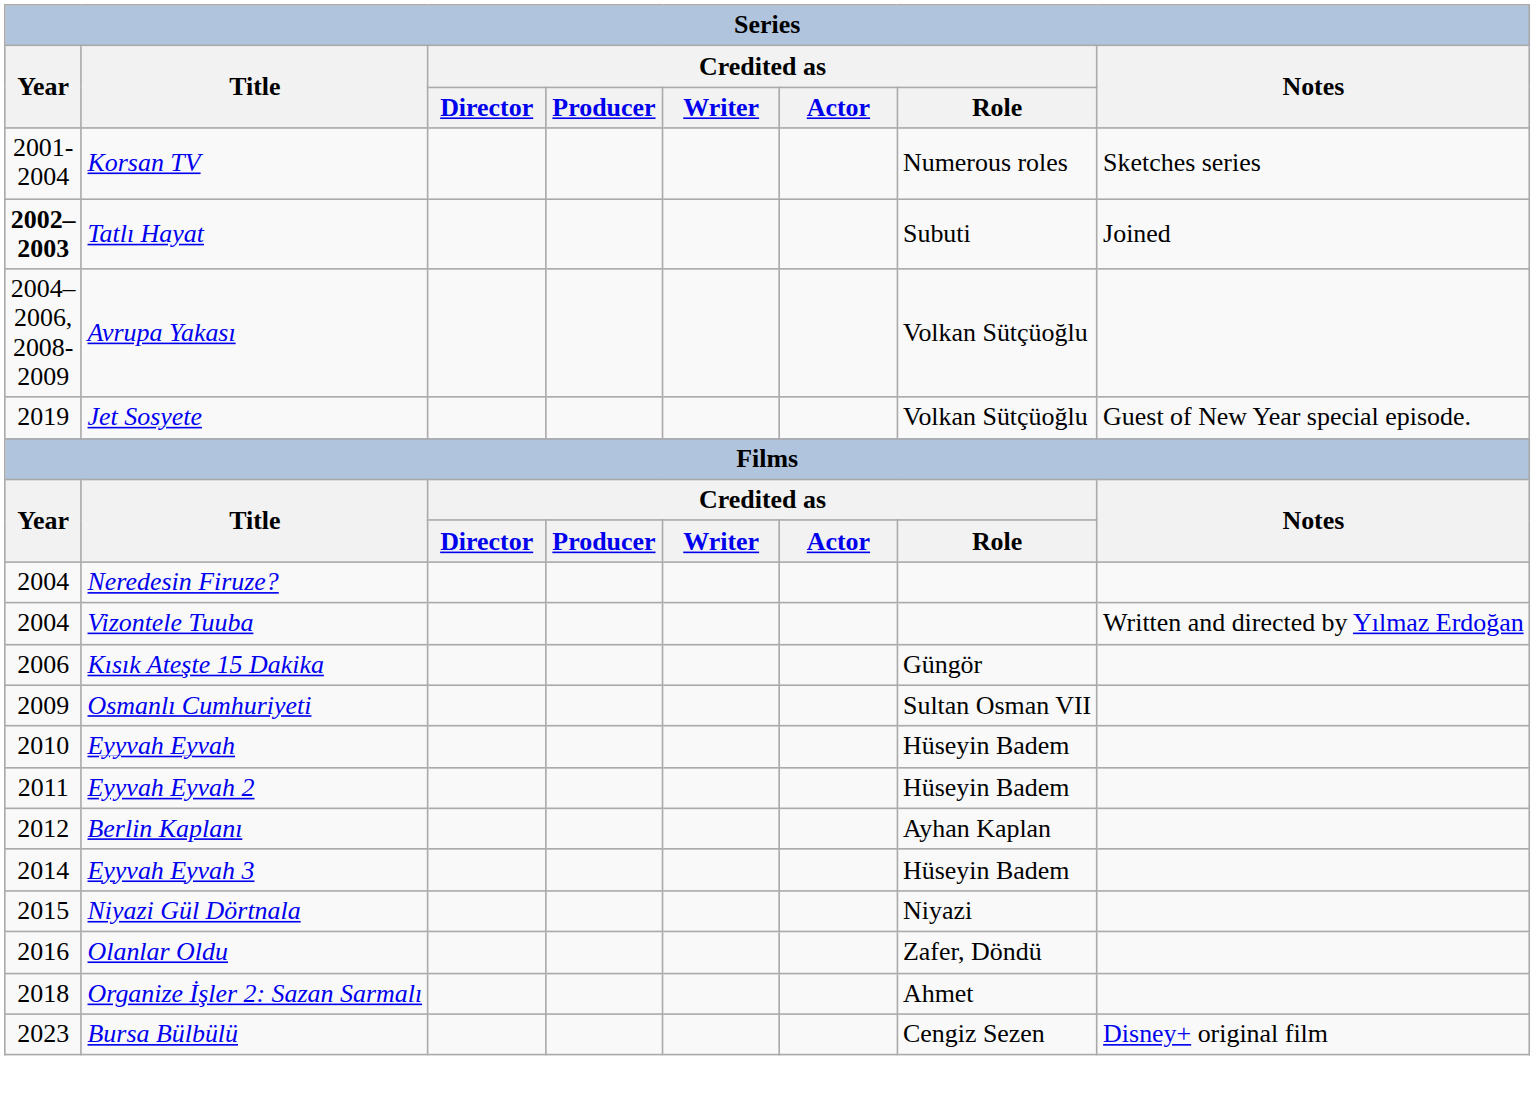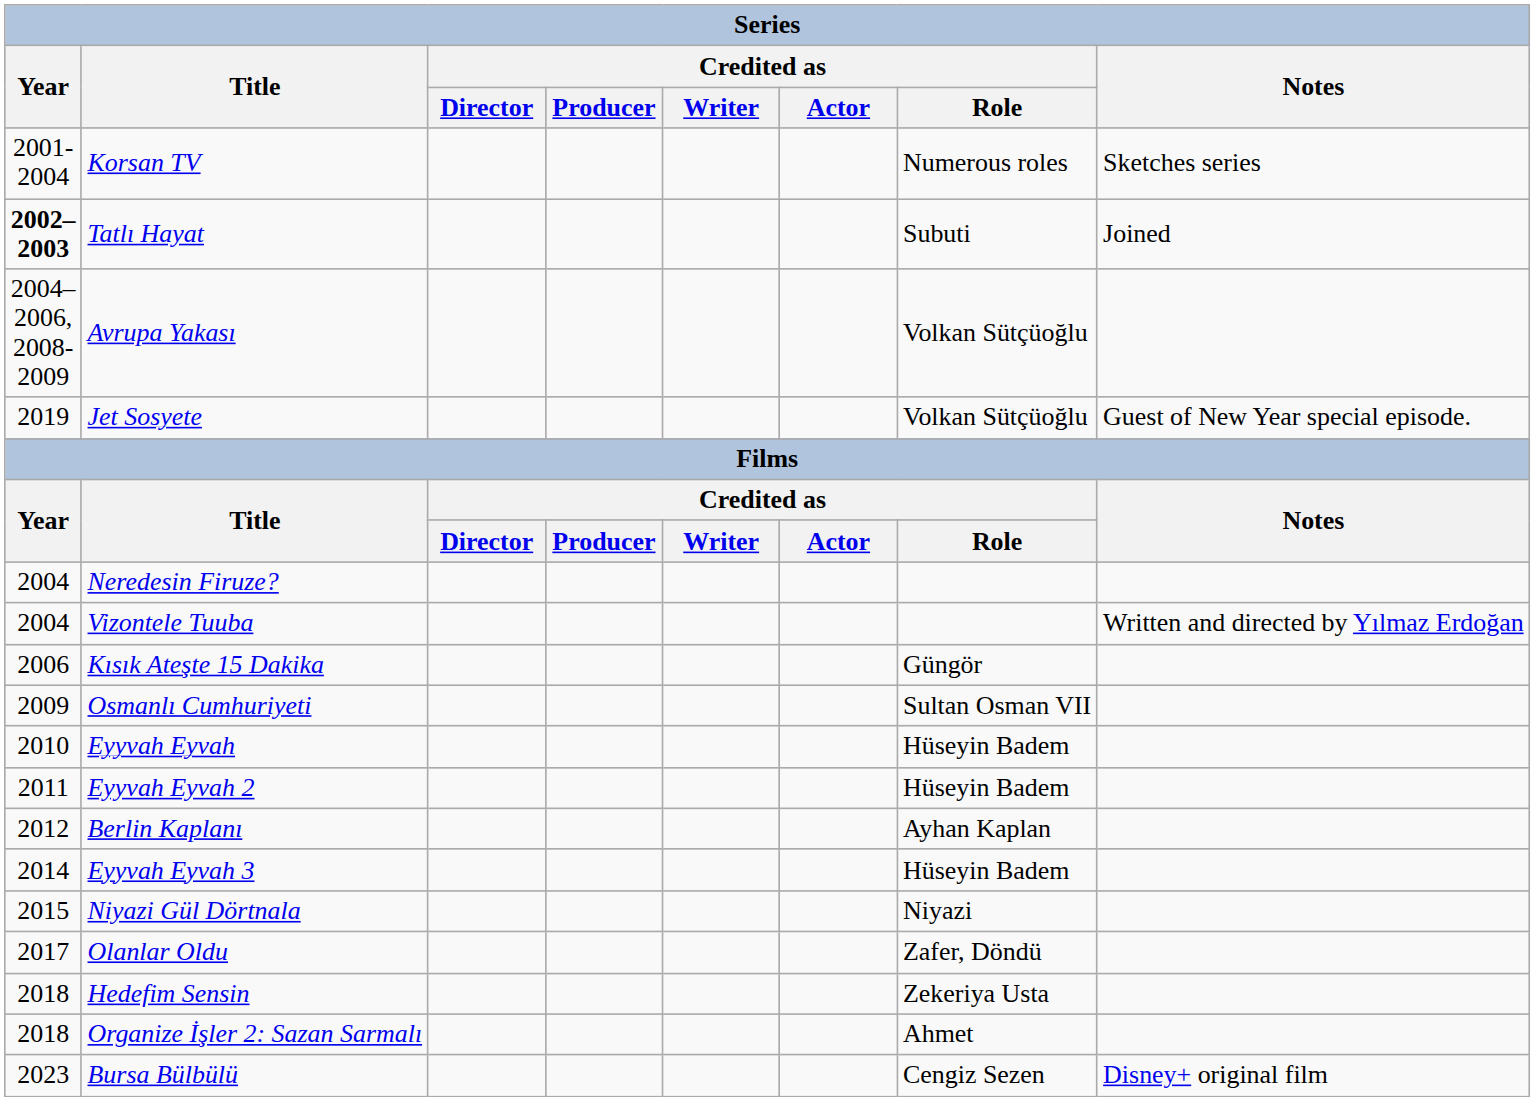(43, 951) 2016 -> (43, 951) 2017
+ row: (169, 993)
